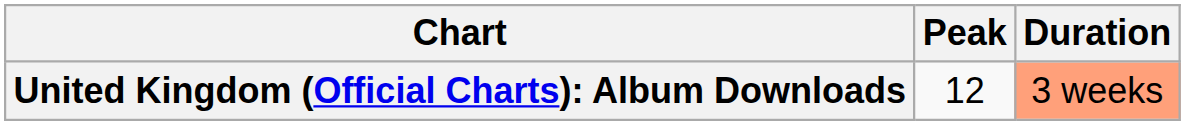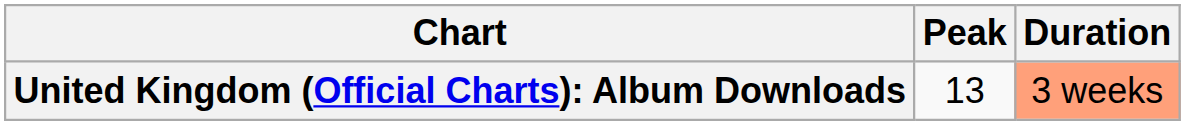(965, 90) 12 -> (965, 90) 13
